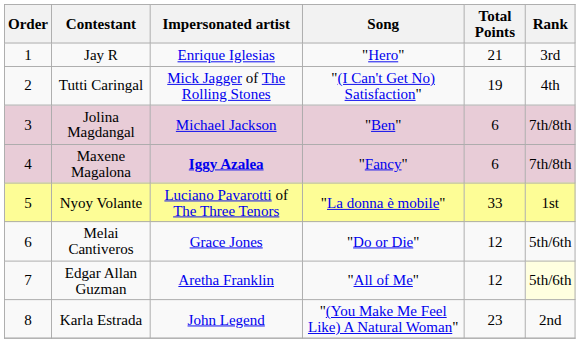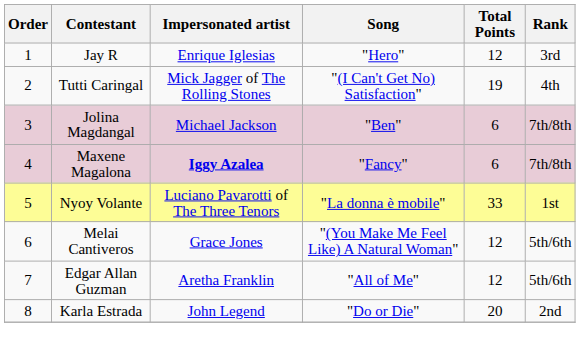(495, 55) 21 -> (495, 55) 12
(383, 241) "Do or Die" -> (383, 241) "(You Make Me Feel Like) A Natural Woman"
(550, 280) lightyellow background -> (550, 280) no background
(383, 319) "(You Make Me Feel Like) A Natural Woman" -> (383, 311) "Do or Die"
(495, 319) 23 -> (495, 311) 20
